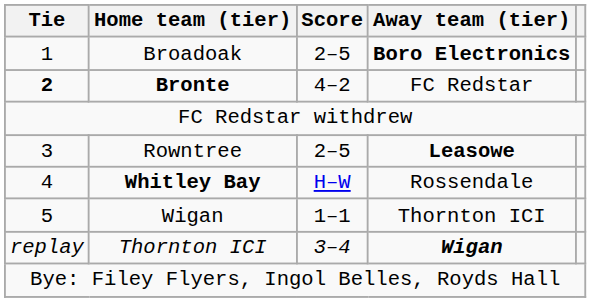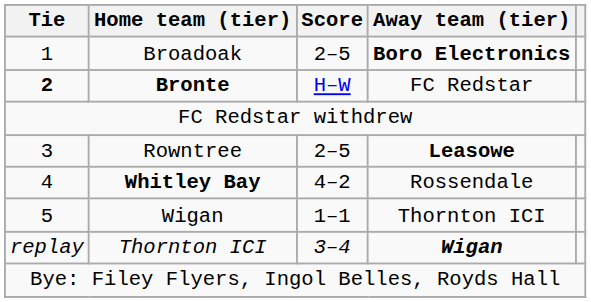(332, 86) 4–2 -> (332, 86) H–W
(332, 183) H–W -> (332, 183) 4–2
